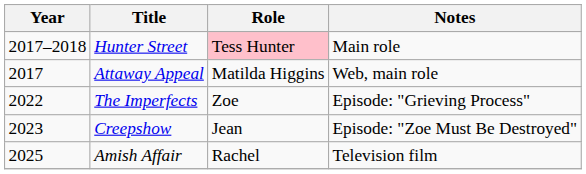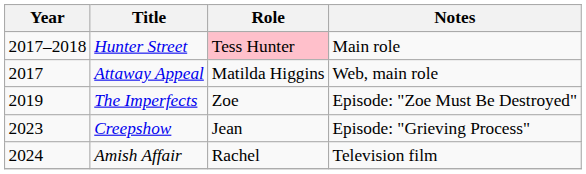(26, 100) 2022 -> (26, 100) 2019
(431, 100) Episode: "Grieving Process" -> (455, 100) Episode: "Zoe Must Be Destroyed"
(455, 127) Episode: "Zoe Must Be Destroyed" -> (431, 127) Episode: "Grieving Process"
(26, 155) 2025 -> (26, 155) 2024
